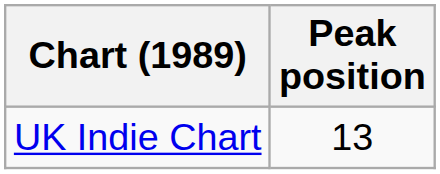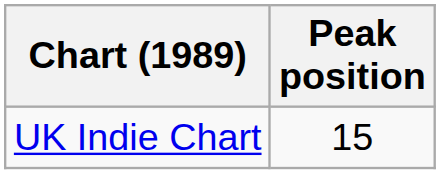(352, 136) 13 -> (352, 136) 15
